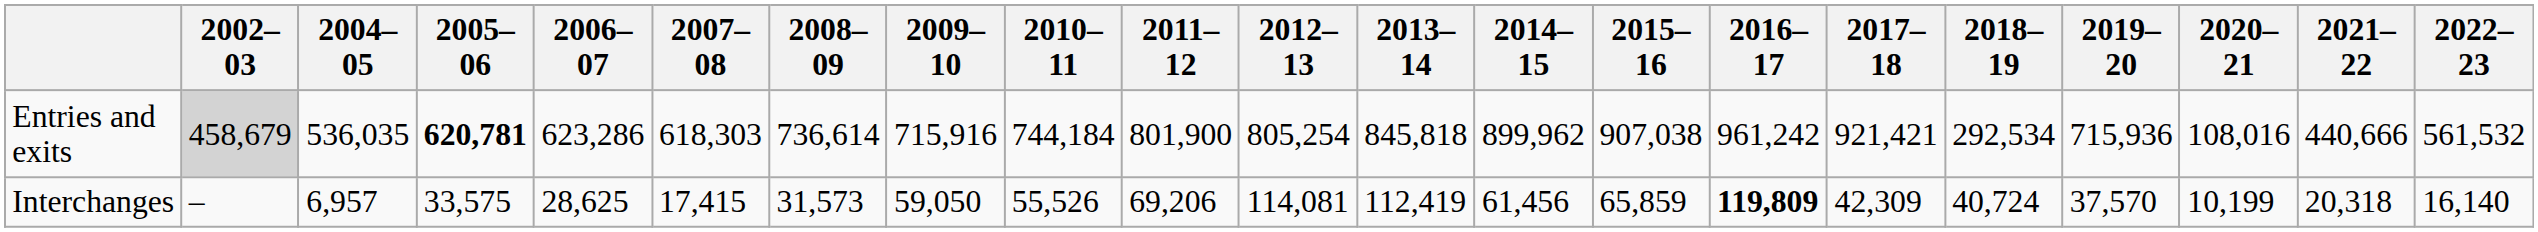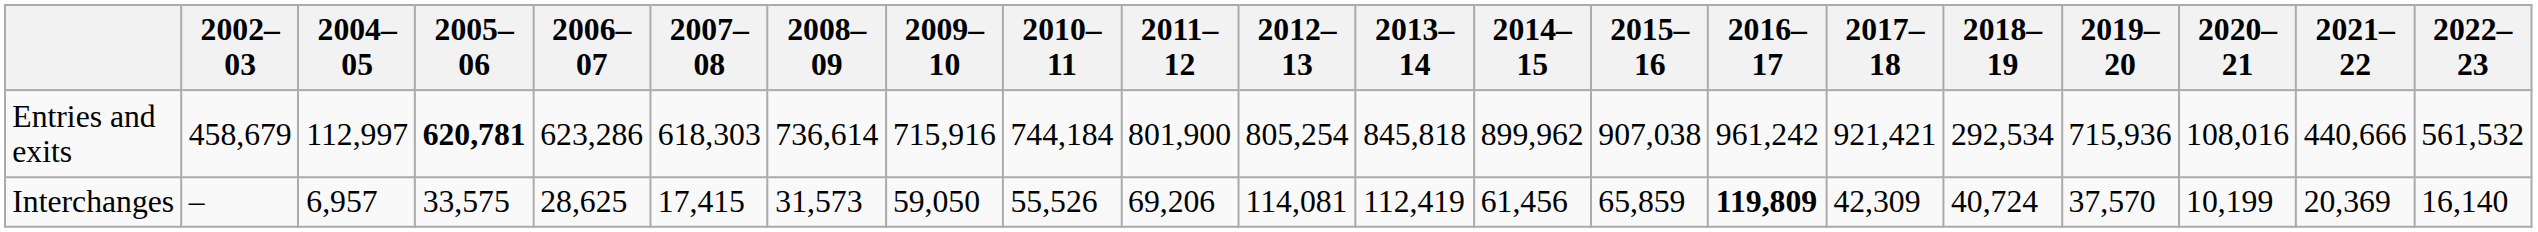(240, 133) lightgrey background -> (240, 133) no background
(358, 133) 536,035 -> (357, 133) 112,997
(2348, 201) 20,318 -> (2347, 201) 20,369
